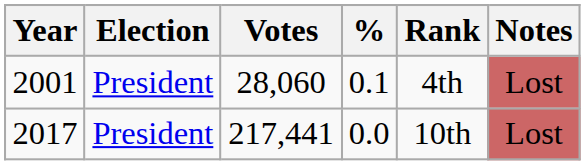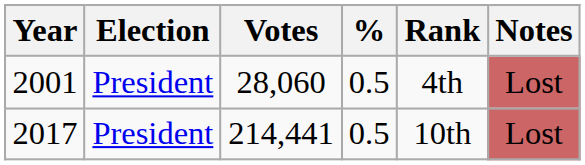(369, 81) 0.1 -> (369, 81) 0.5
(281, 133) 217,441 -> (281, 133) 214,441
(369, 133) 0.0 -> (369, 133) 0.5
